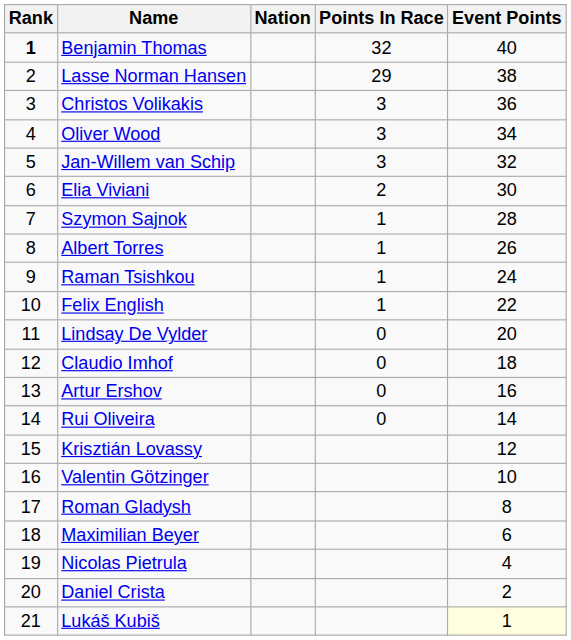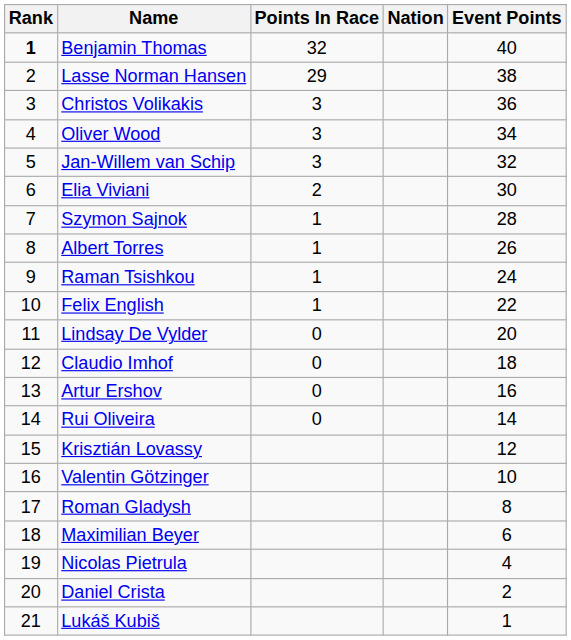columns swapped: (283, 18) <-> (381, 18)
(507, 620) lightyellow background -> (507, 620) no background
